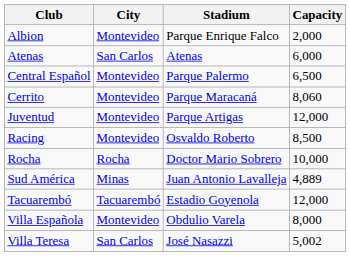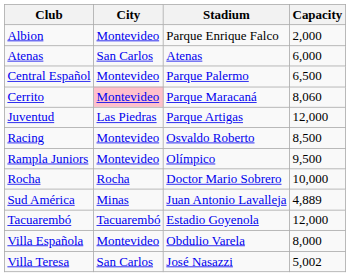(128, 96) no background -> (128, 96) pink background
(128, 117) Montevideo -> (127, 117) Las Piedras
+ row: (48, 158)
